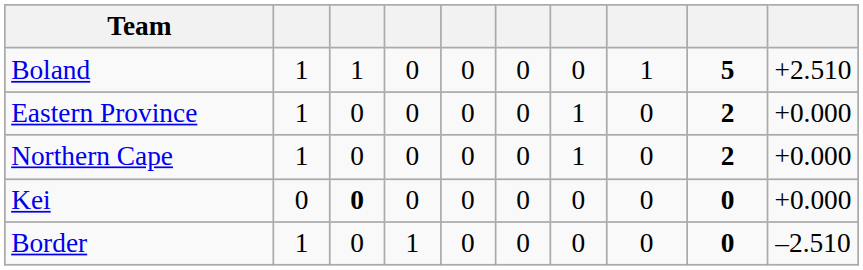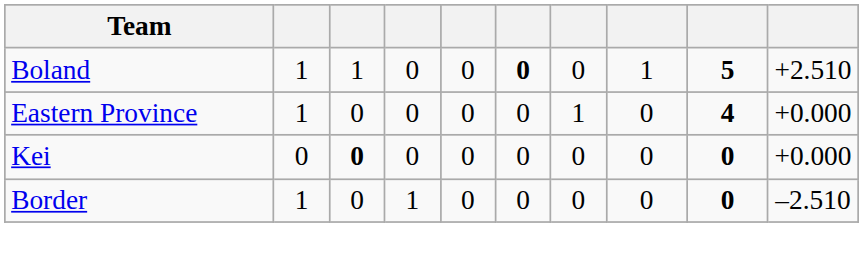(523, 69) normal -> (523, 69) bold
(728, 112) 2 -> (728, 112) 4
- row: (92, 156)
